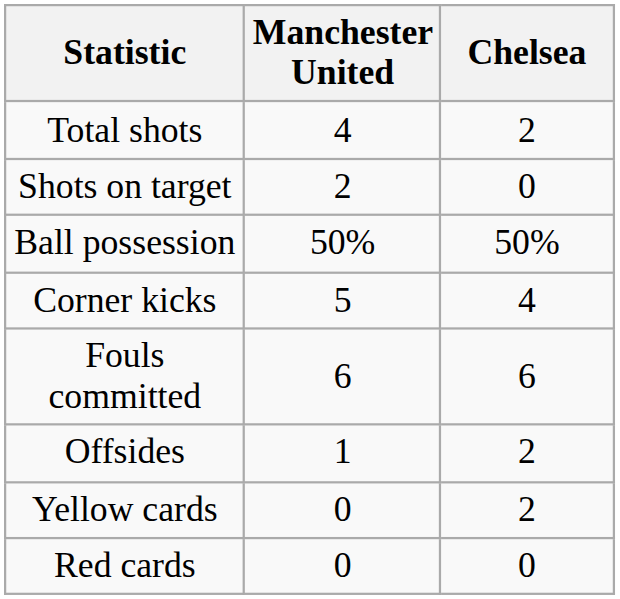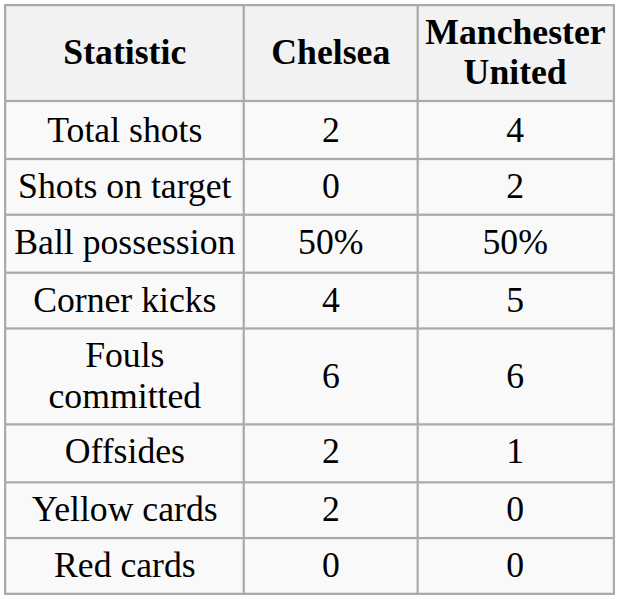columns swapped: (527, 52) <-> (343, 52)
